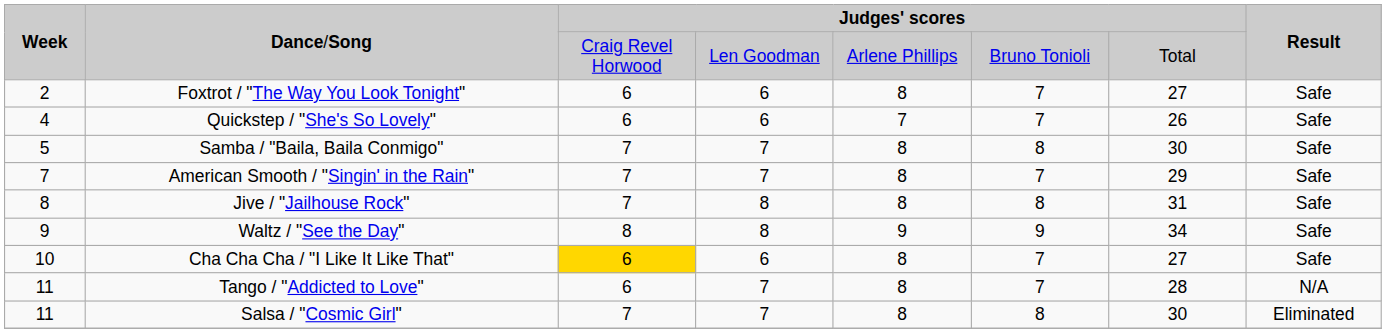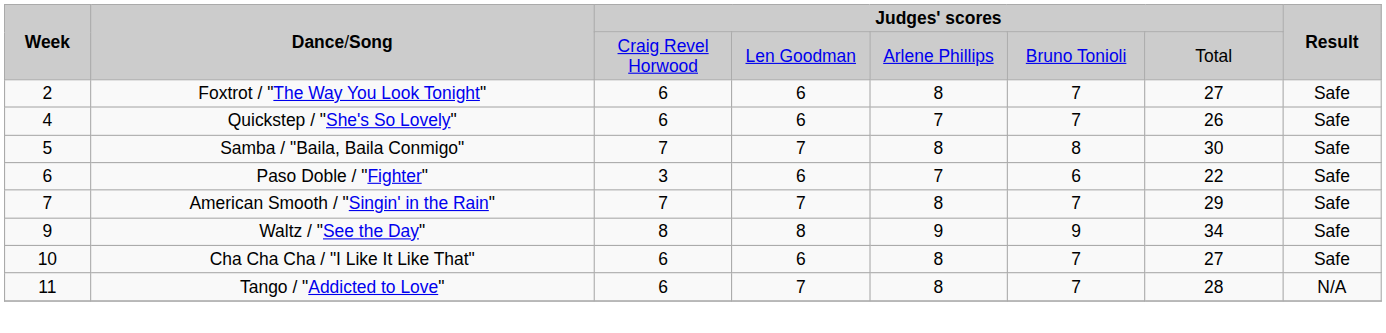+ row: (47, 176)
- row: (45, 203)
(627, 259) gold background -> (663, 259) no background
- row: (45, 314)
